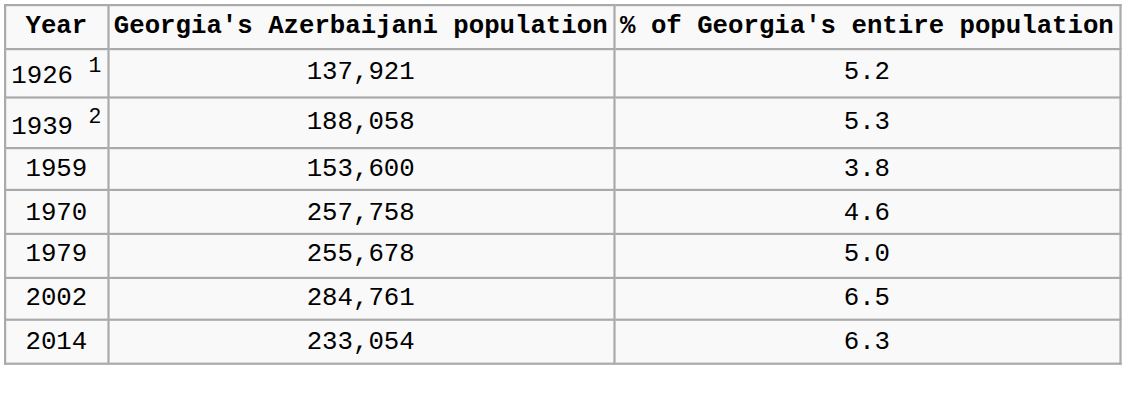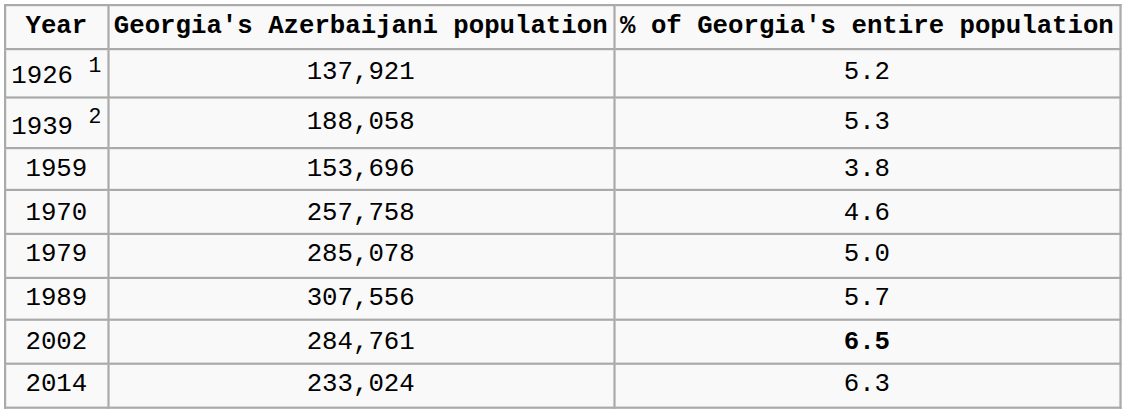(361, 169) 153,600 -> (361, 169) 153,696
(361, 255) 255,678 -> (361, 255) 285,078
+ row: (56, 299)
(867, 299) normal -> (867, 342) bold
(361, 342) 233,054 -> (361, 385) 233,024
